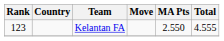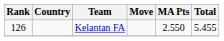(18, 28) 123 -> (18, 28) 126
(205, 28) 4.555 -> (205, 28) 5.455
